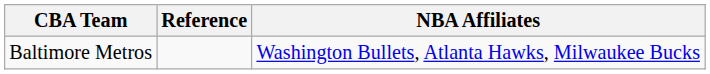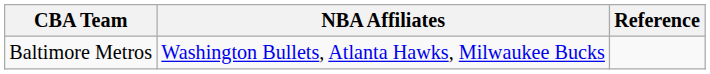columns swapped: (478, 20) <-> (204, 20)
